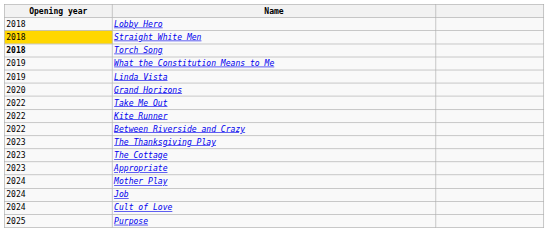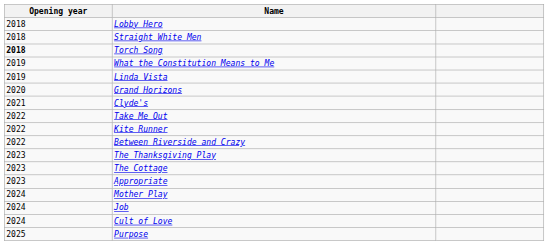(16, 37) gold background -> (16, 37) no background
+ row: (131, 103)
